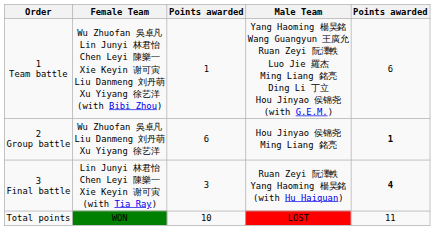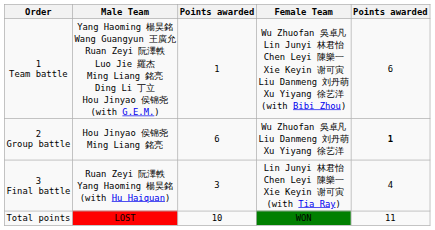columns swapped: (298, 12) <-> (120, 12)
(390, 185) bold -> (390, 185) normal
